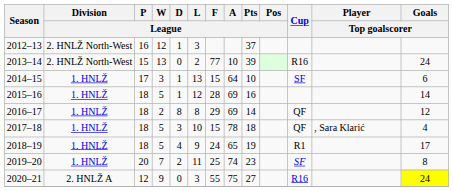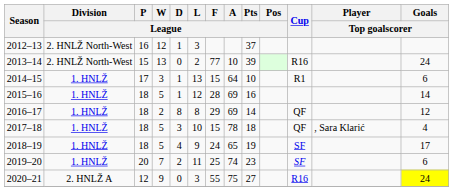(300, 79) SF -> (300, 79) R1
(300, 145) R1 -> (300, 145) SF
(425, 161) 8 -> (425, 161) 6
